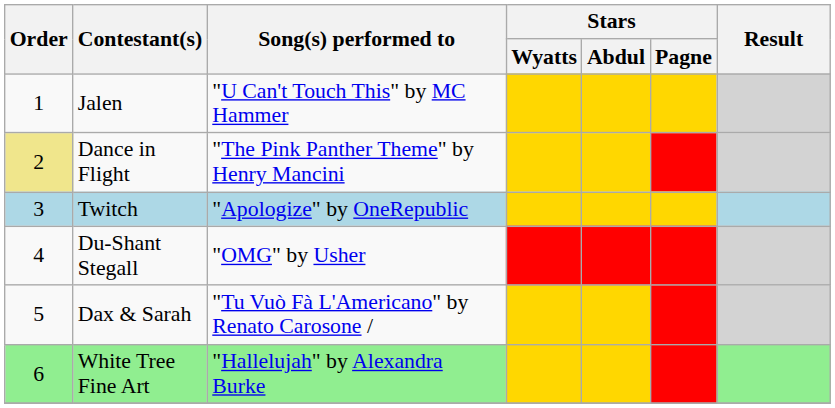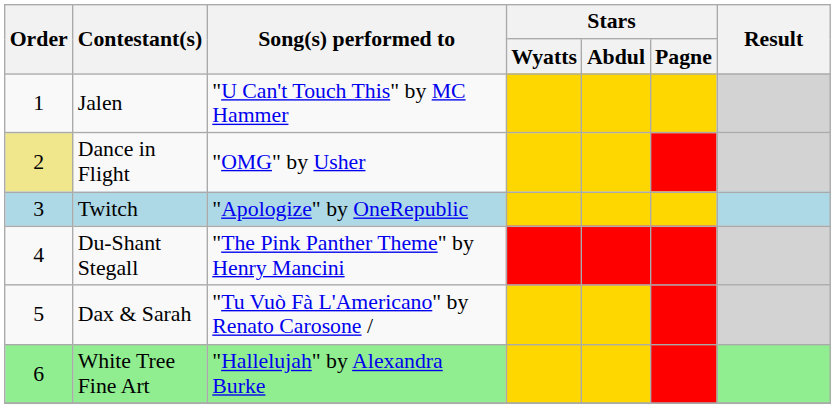(343, 162) "The Pink Panther Theme" by Henry Mancini -> (289, 162) "OMG" by Usher
(289, 255) "OMG" by Usher -> (343, 255) "The Pink Panther Theme" by Henry Mancini
